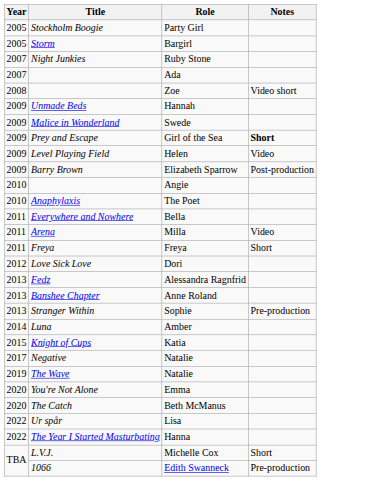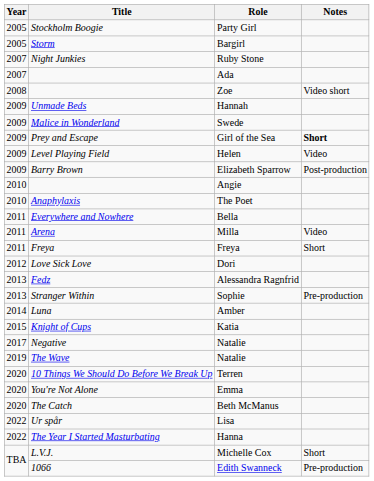- row: (65, 295)
+ row: (122, 374)
